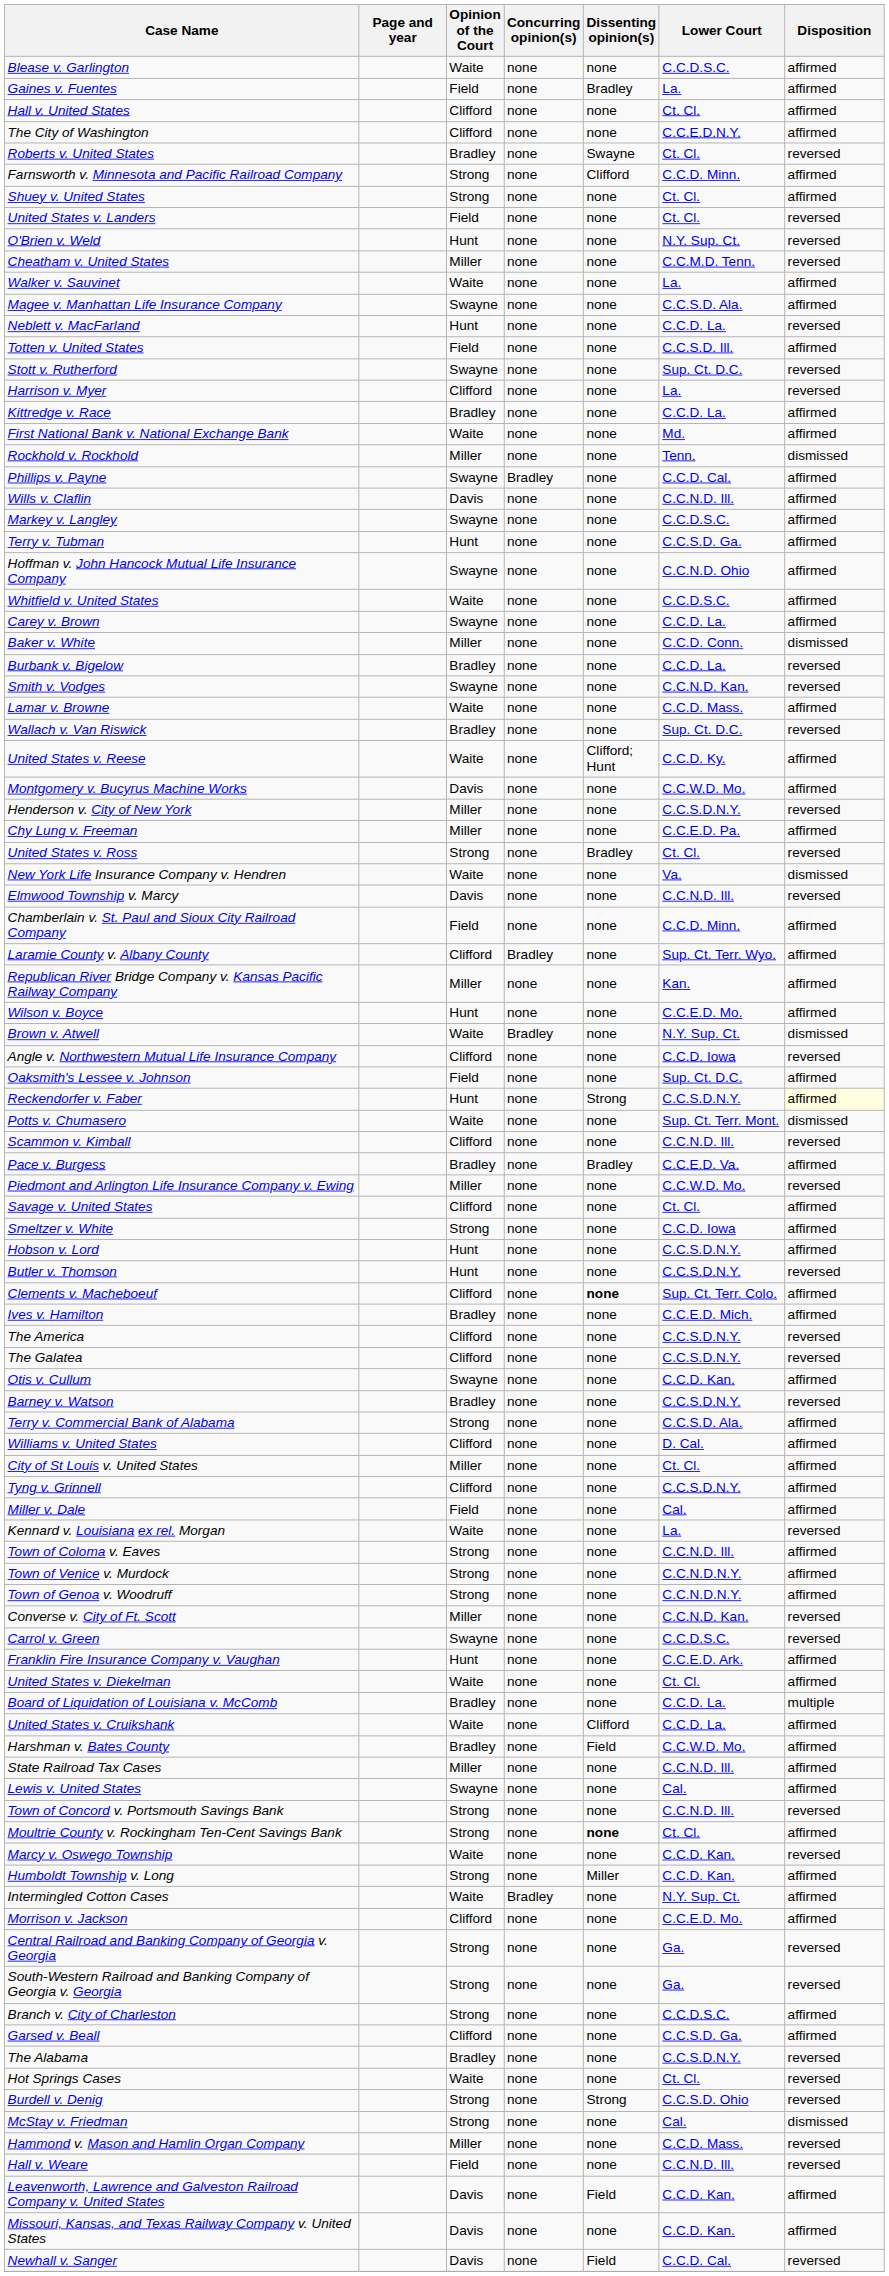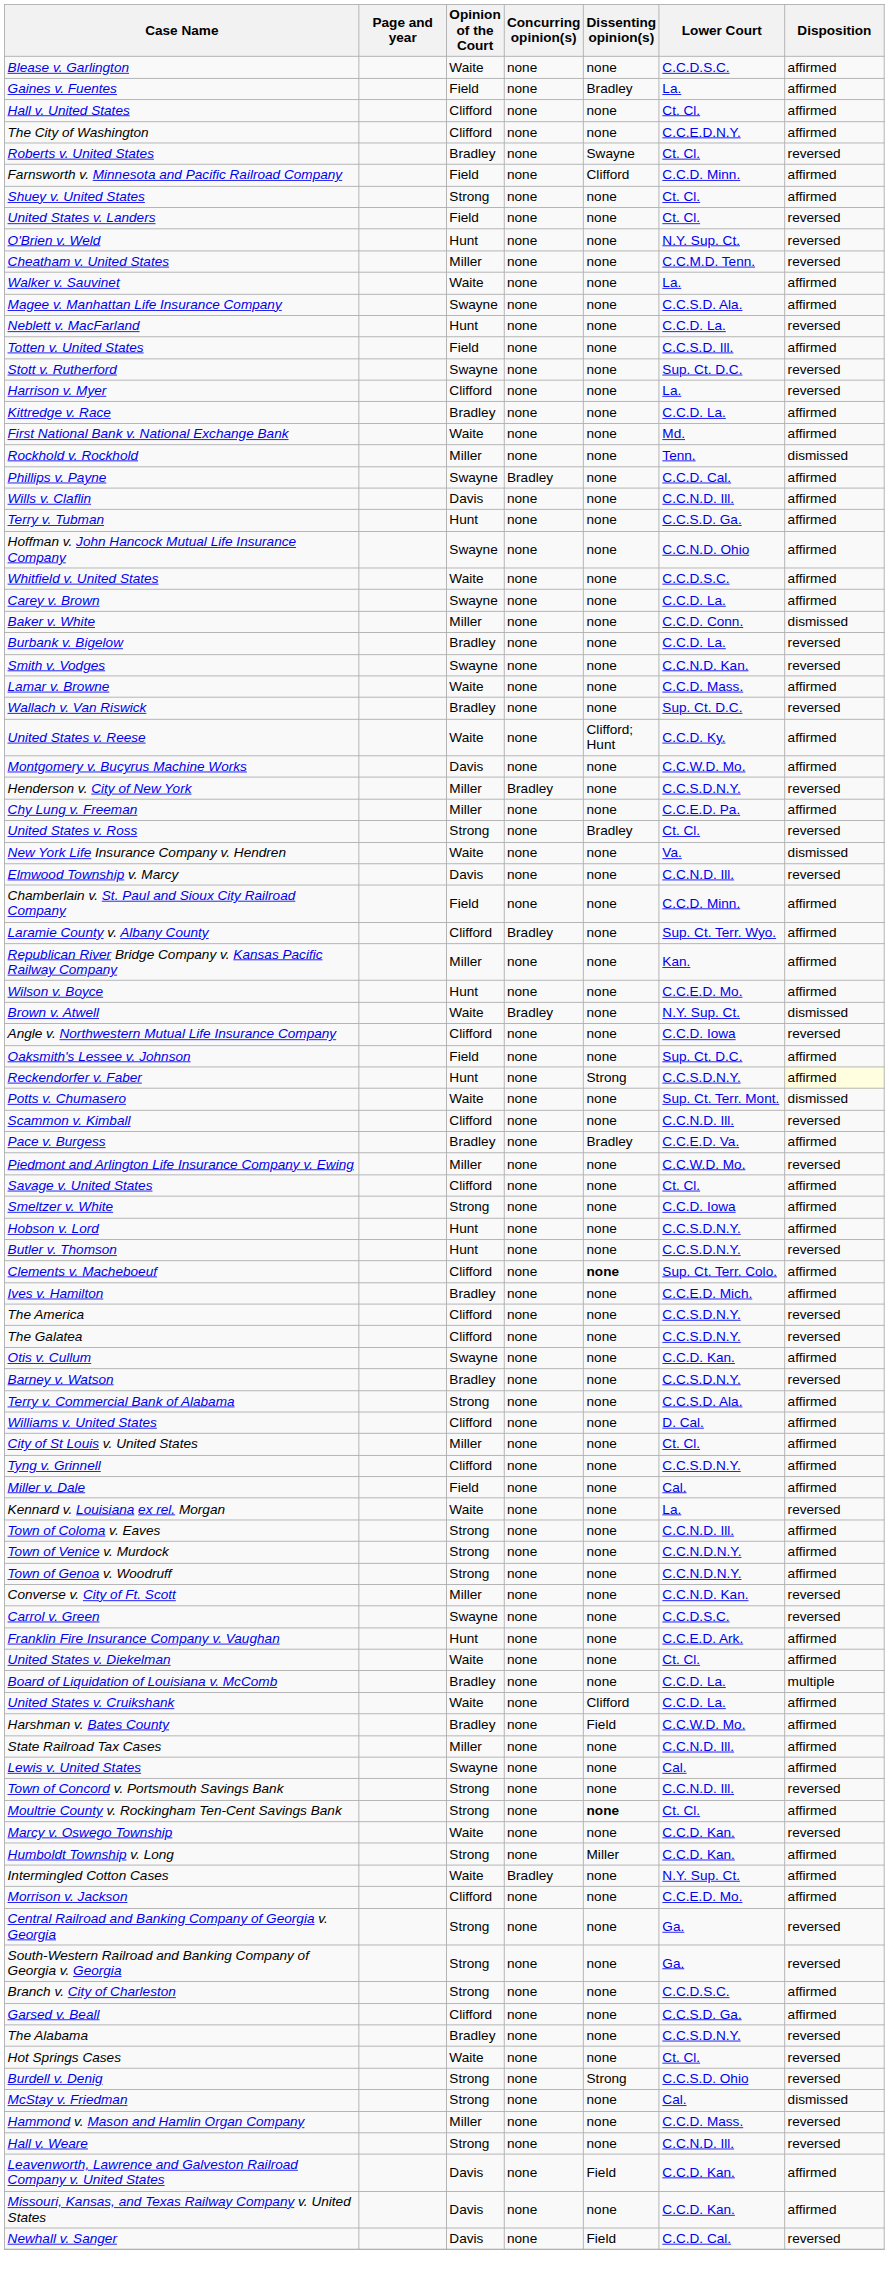(469, 175) Strong -> (464, 175) Field
- row: (62, 520)
(522, 809) none -> (530, 788) Bradley
(464, 2165) Field -> (469, 2143) Strong
